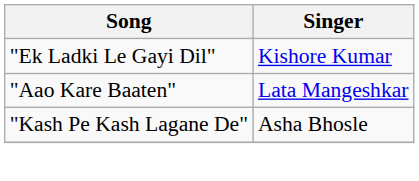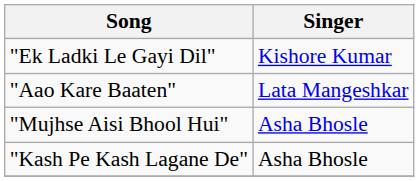+ row: (119, 124)
